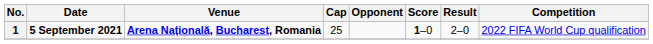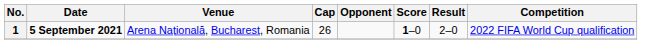(224, 30) bold -> (218, 30) normal
(336, 30) 25 -> (325, 30) 26
